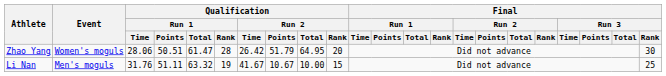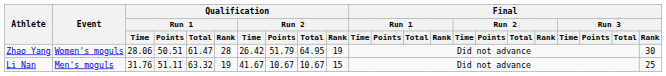(338, 50) 20 -> (338, 50) 19
(312, 64) 10.00 -> (312, 64) 10.67
